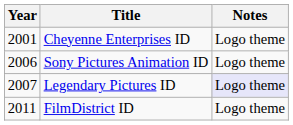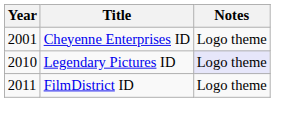- row: (126, 62)
(22, 85) 2007 -> (22, 62) 2010
